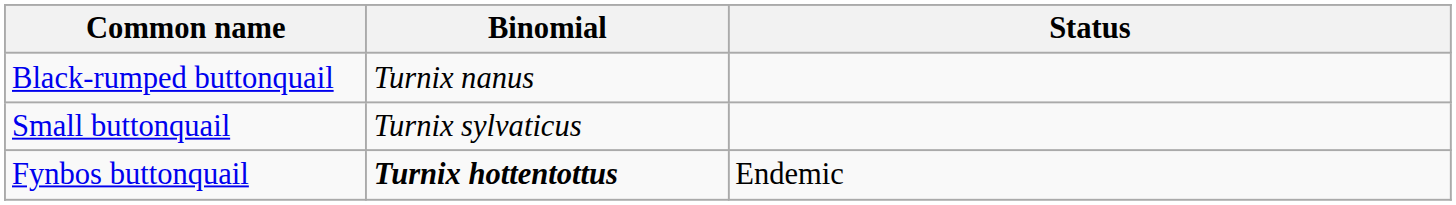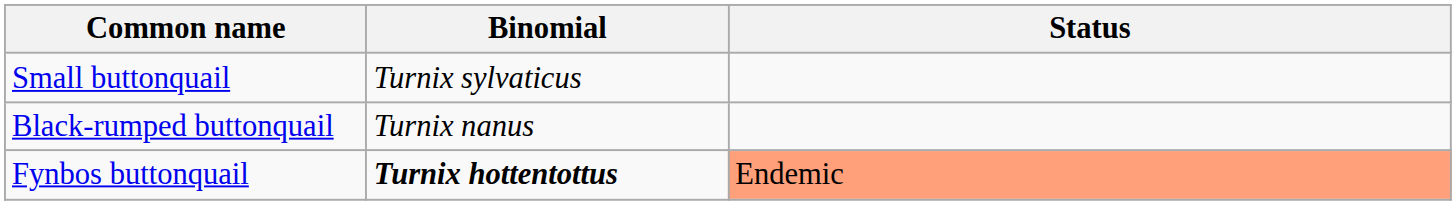rows swapped: (121, 125) <-> (173, 77)
(790, 174) no background -> (790, 174) lightsalmon background
